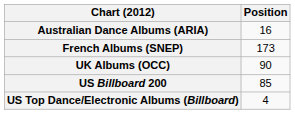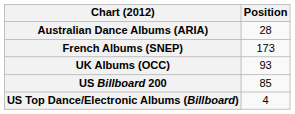(266, 30) 16 -> (266, 30) 28
(266, 65) 90 -> (266, 65) 93
